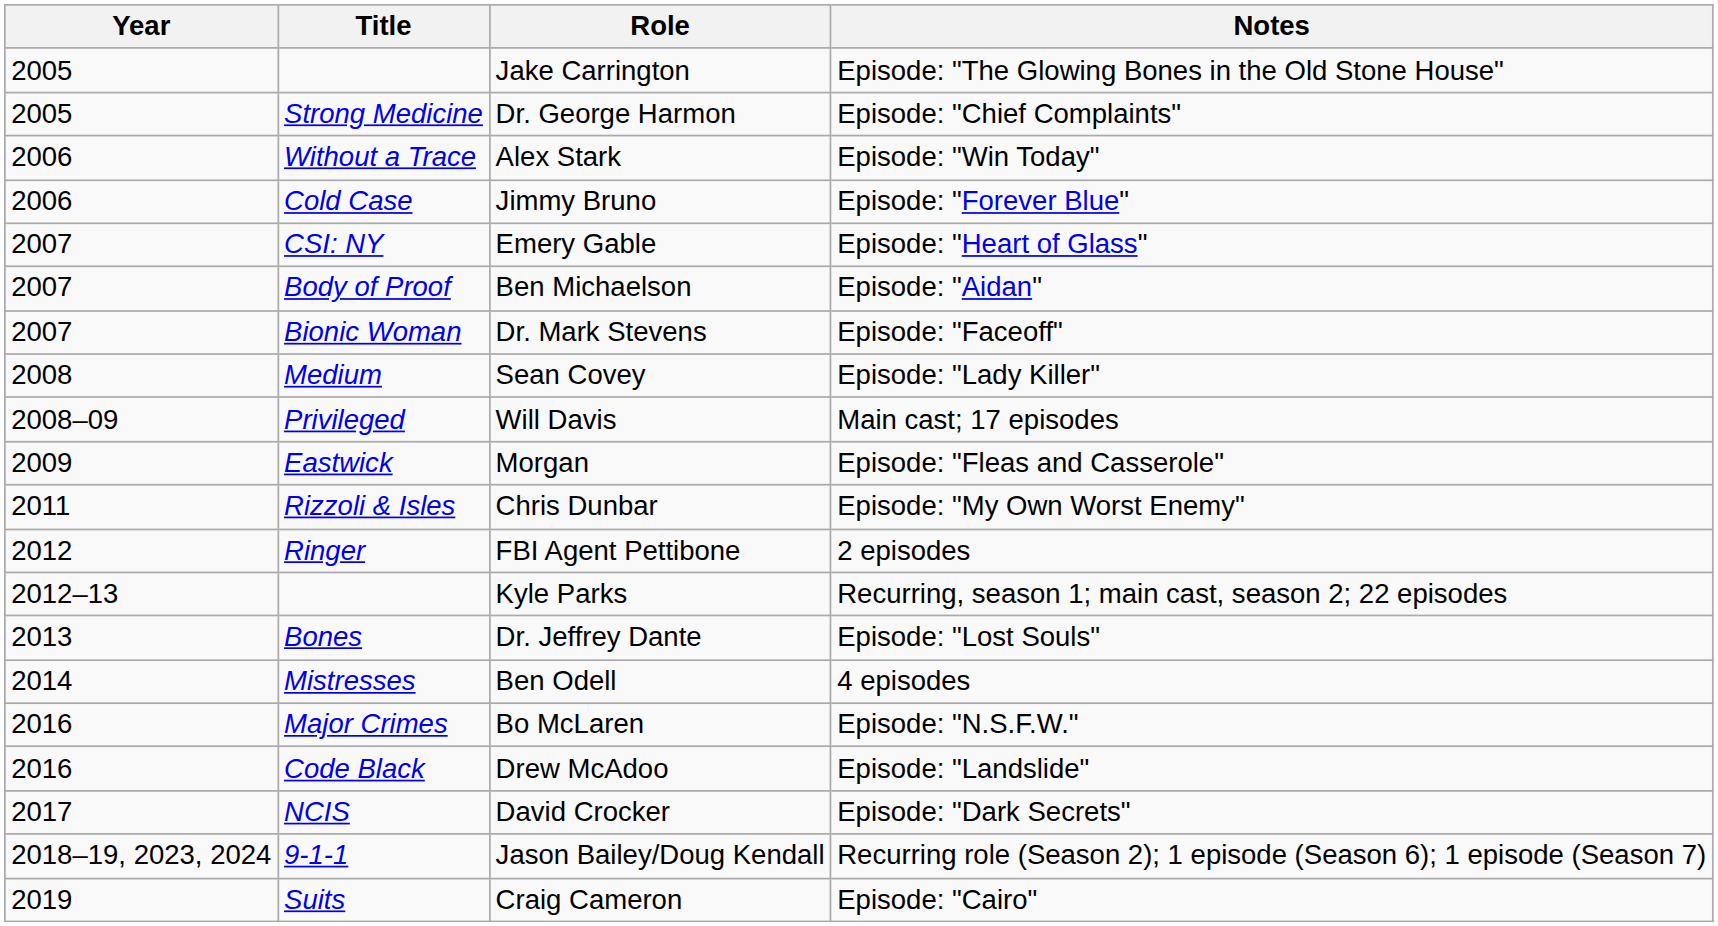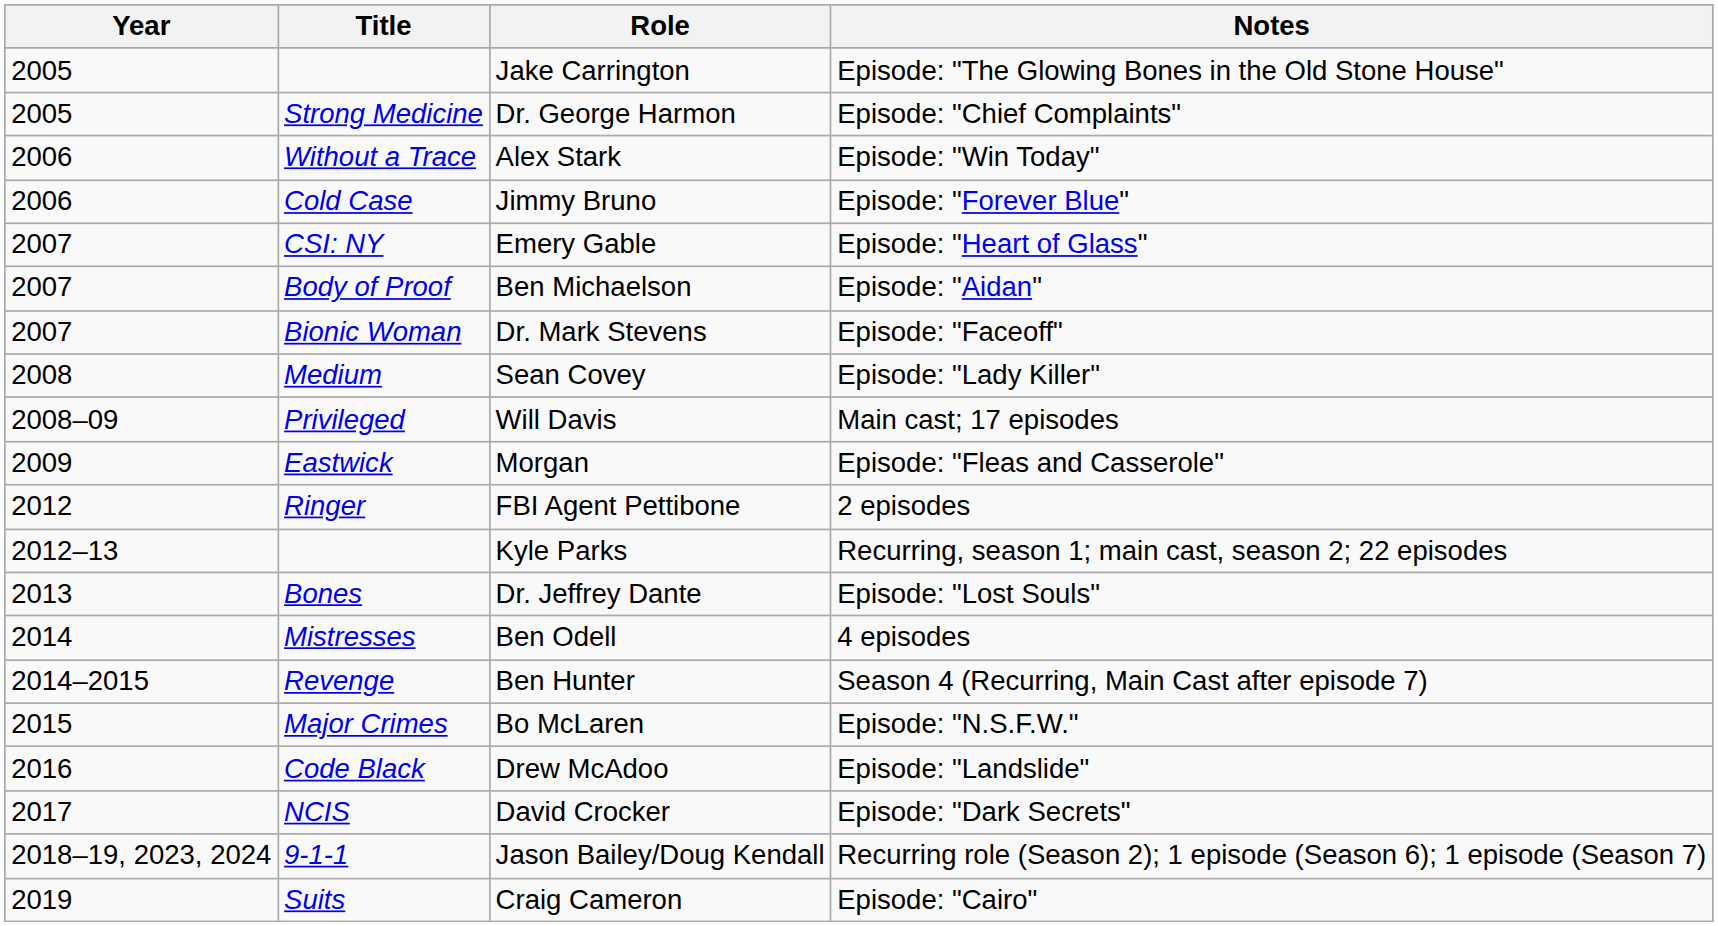- row: (577, 506)
+ row: (565, 680)
(42, 724) 2016 -> (42, 724) 2015
